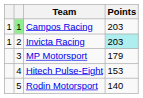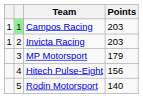(115, 41) paleturquoise background -> (115, 41) no background
(115, 71) 153 -> (115, 71) 156
